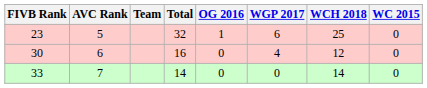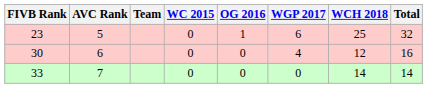columns swapped: (396, 14) <-> (180, 14)
